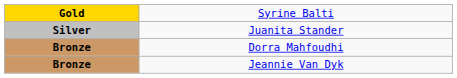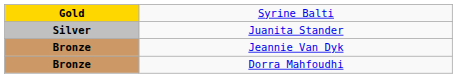rows swapped: (296, 47) <-> (296, 64)
